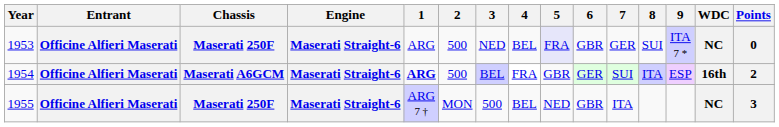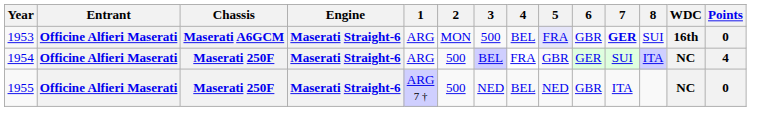- column: (680, 15)
(234, 45) Maserati 250F -> (234, 37) Maserati A6GCM
(457, 45) 500 -> (456, 37) MON
(492, 45) NED -> (491, 37) 500
(623, 45) normal -> (622, 37) bold
(714, 45) NC -> (686, 37) 16th
(234, 74) Maserati A6GCM -> (234, 58) Maserati 250F
(421, 74) bold -> (421, 58) normal
(714, 74) 16th -> (686, 58) NC
(753, 74) 2 -> (725, 58) 4
(457, 103) MON -> (456, 88) 500
(492, 103) 500 -> (491, 88) NED
(753, 103) 3 -> (725, 88) 0
